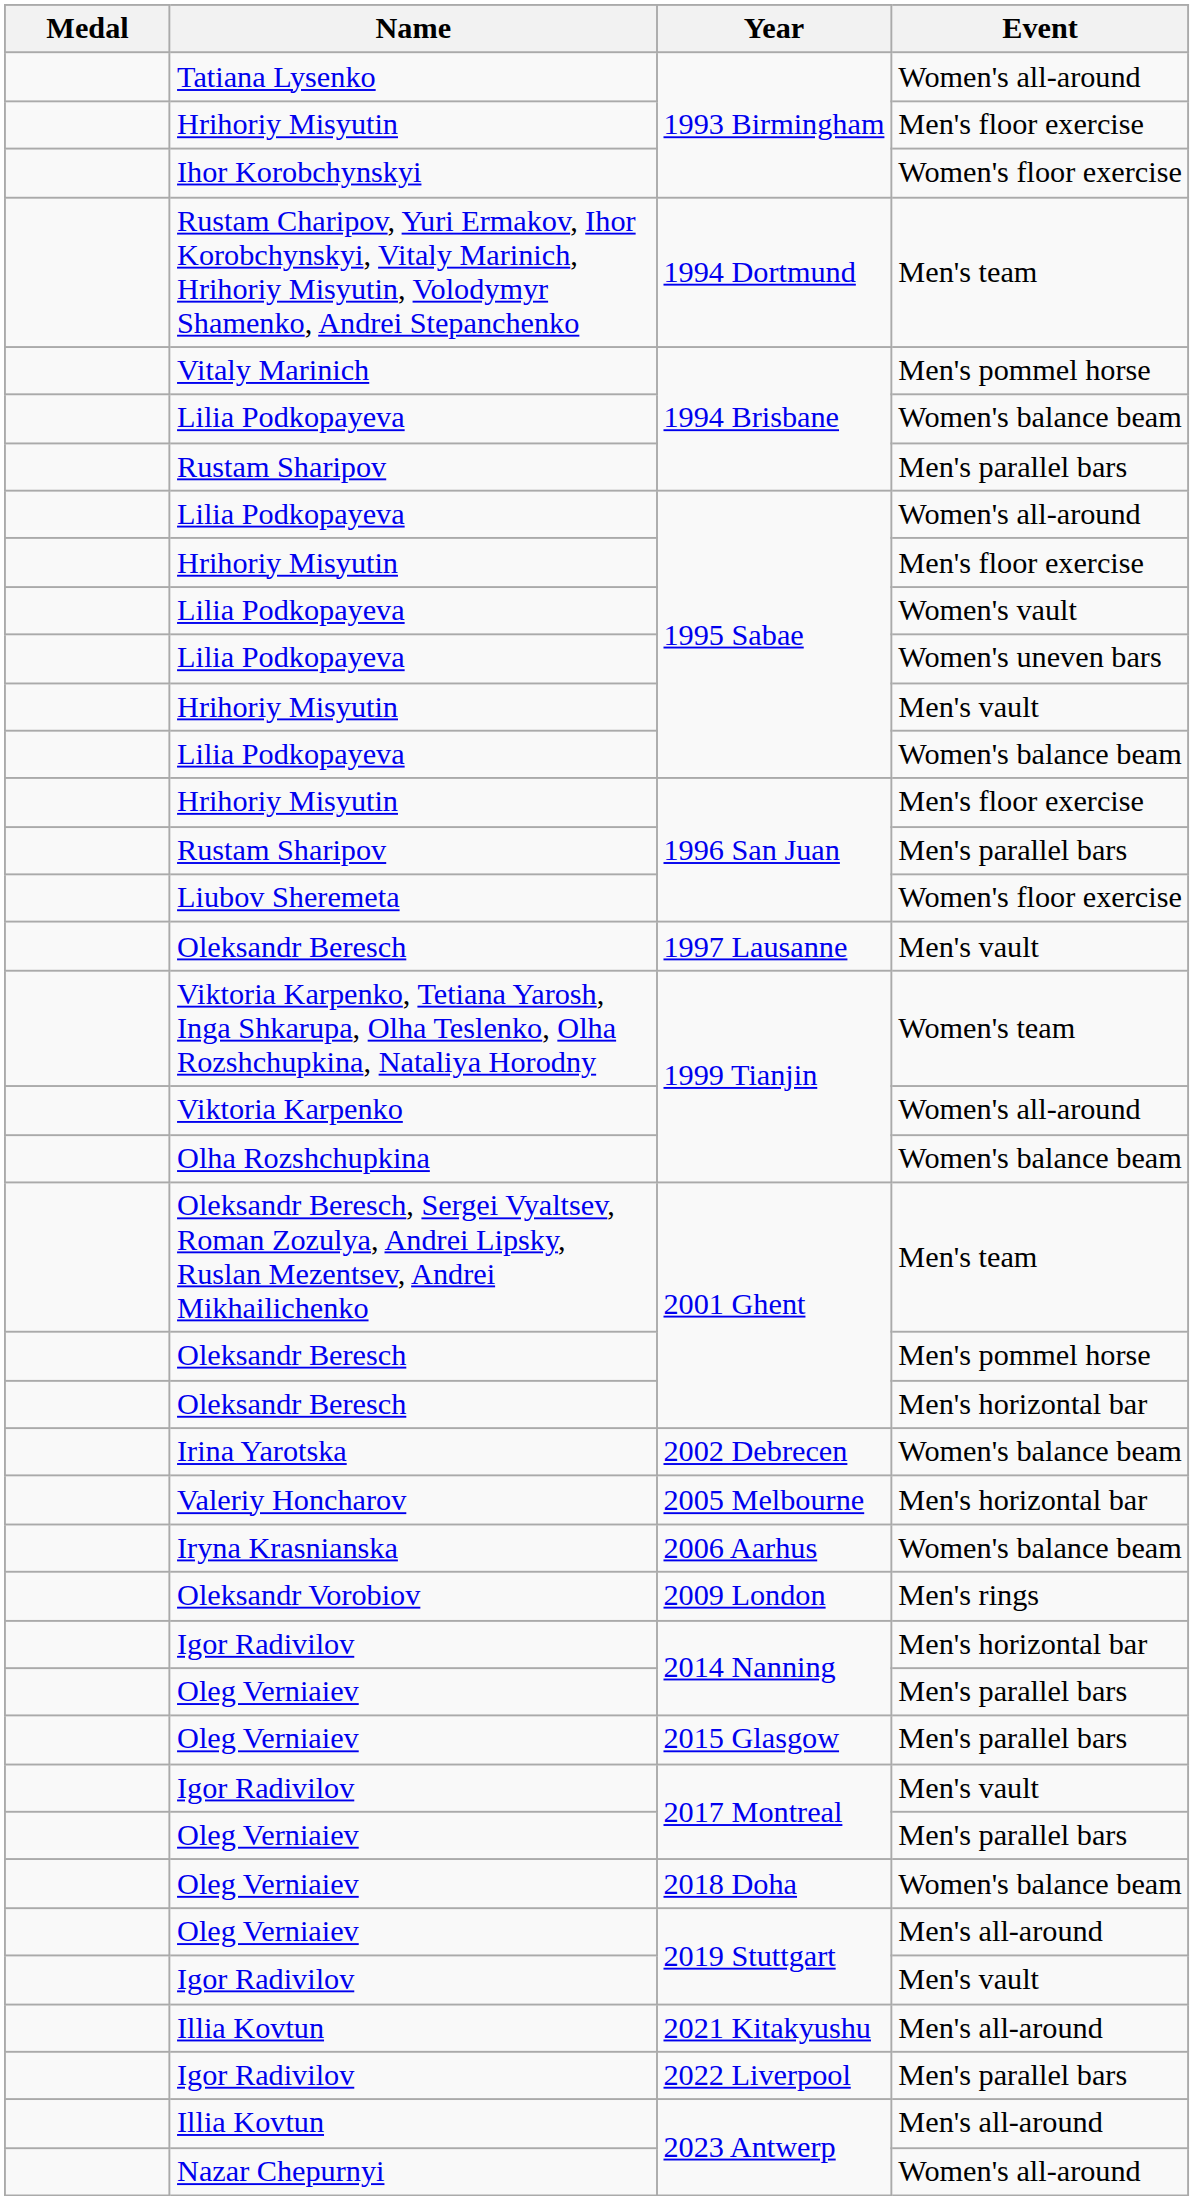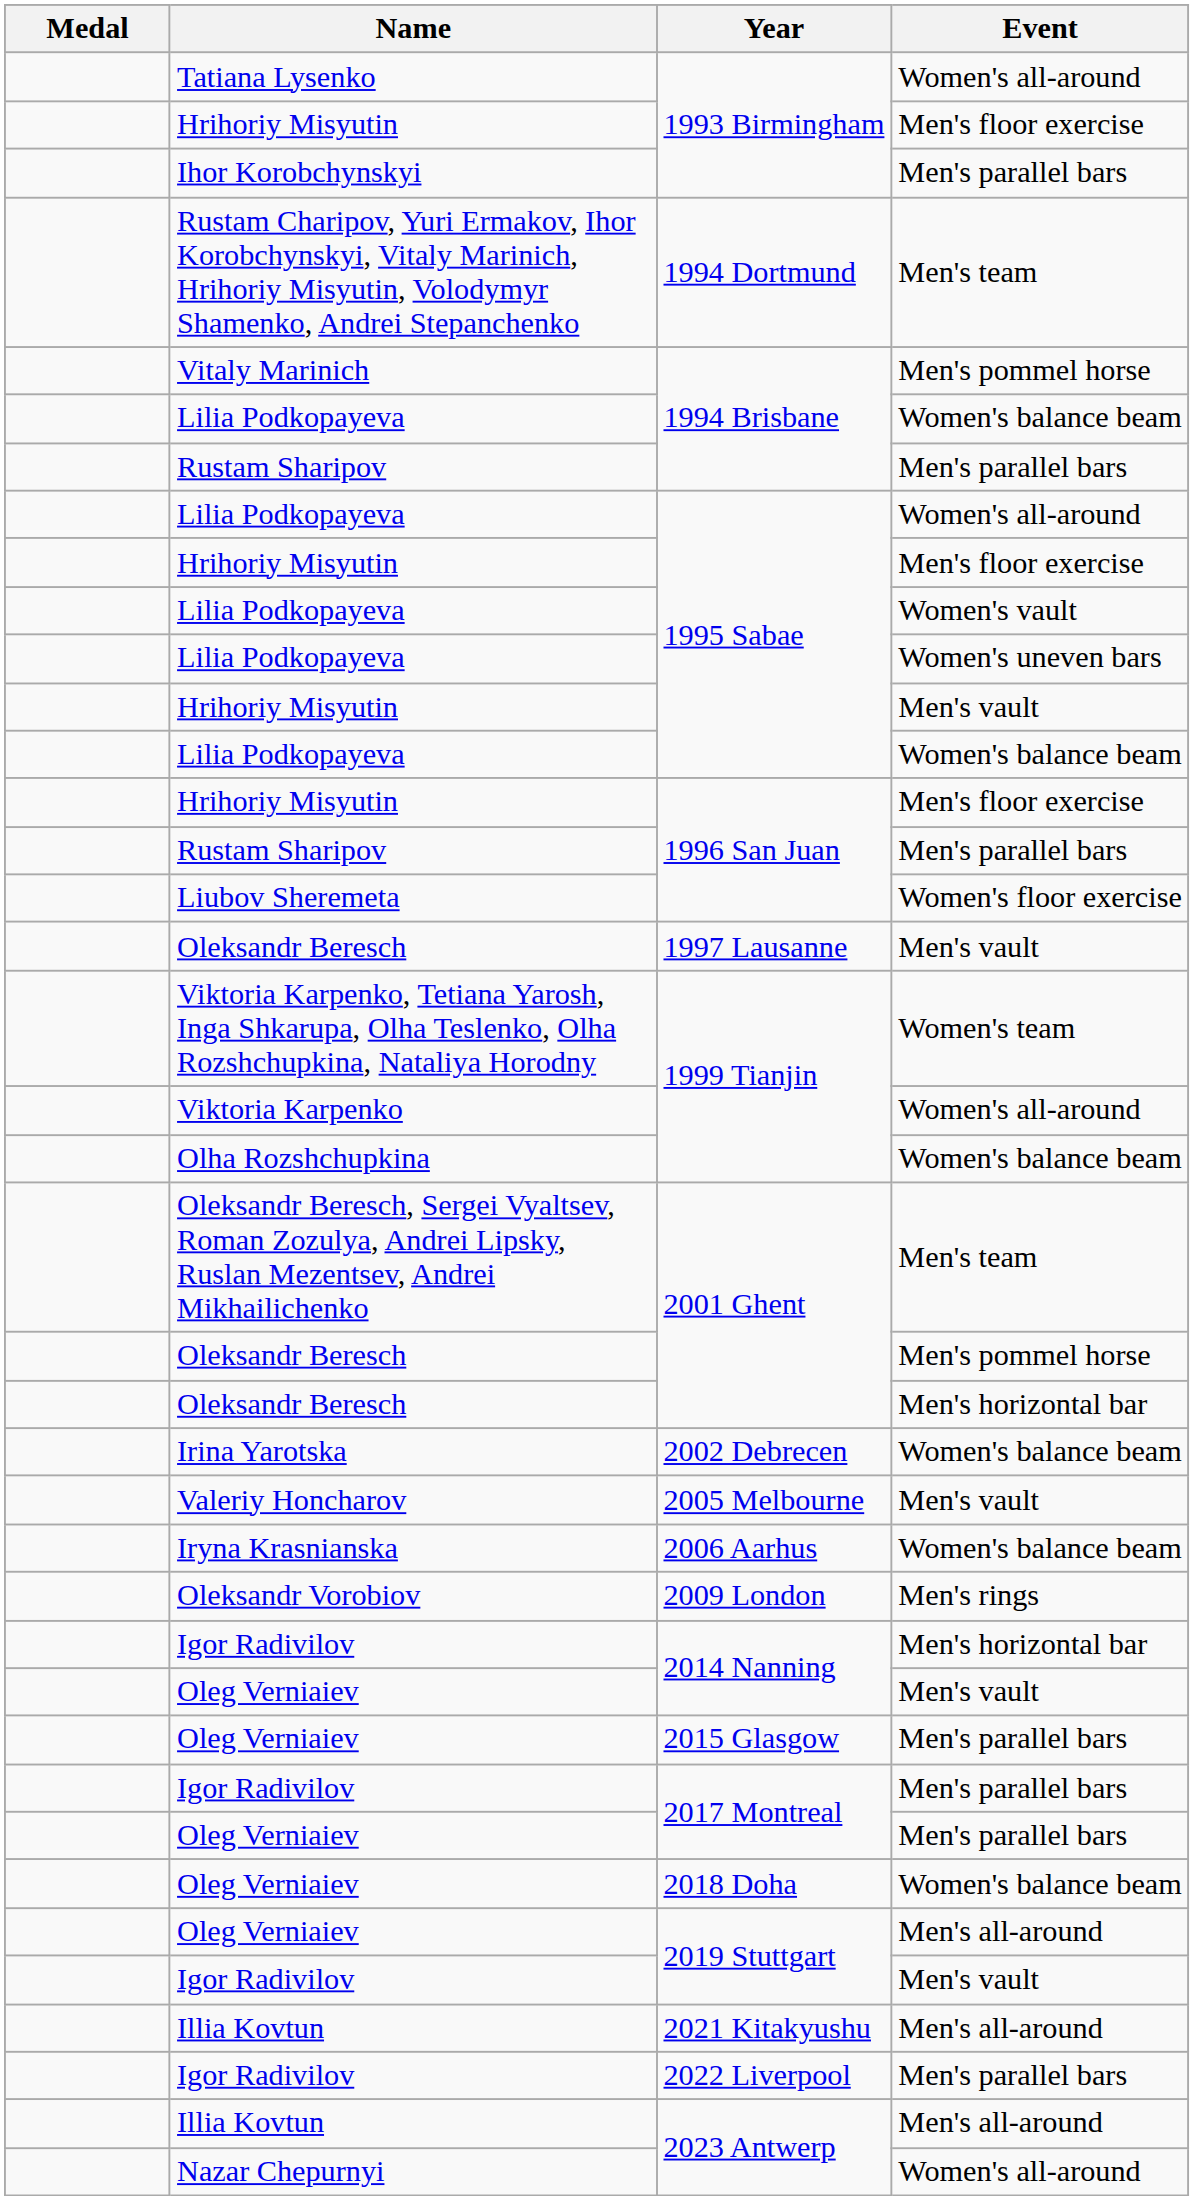(1040, 172) Women's floor exercise -> (1013, 172) Men's parallel bars
(1023, 1499) Men's horizontal bar -> (969, 1499) Men's vault
(1013, 1691) Men's parallel bars -> (969, 1691) Men's vault
(969, 1787) Men's vault -> (1013, 1787) Men's parallel bars
